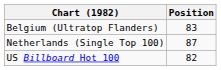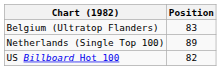(191, 42) 87 -> (191, 42) 89
